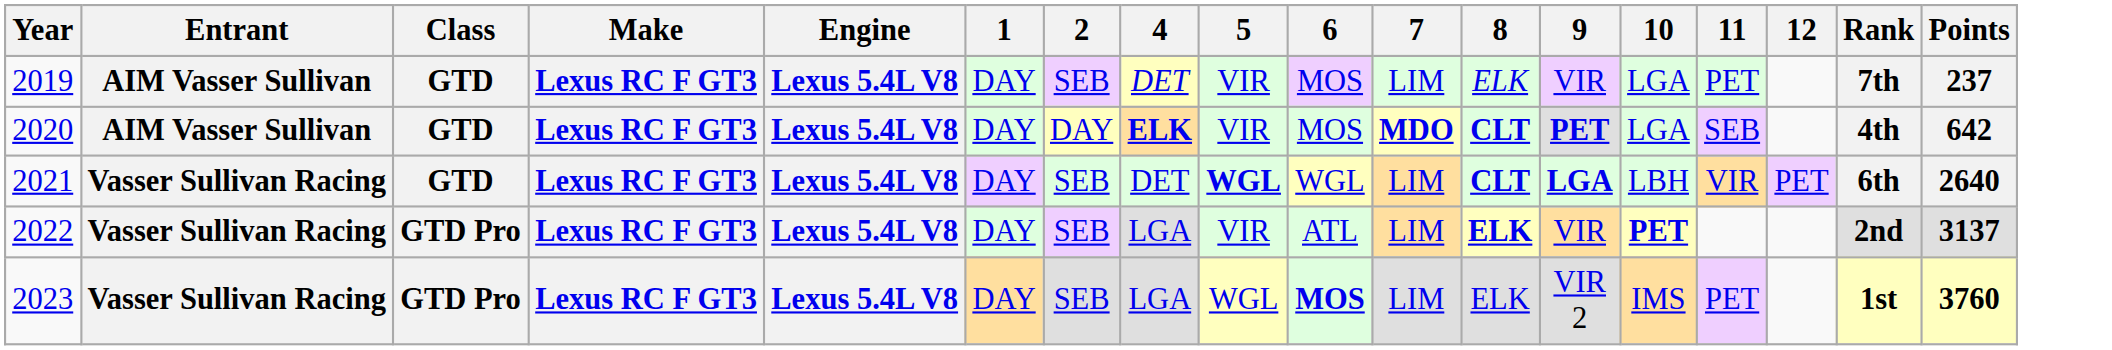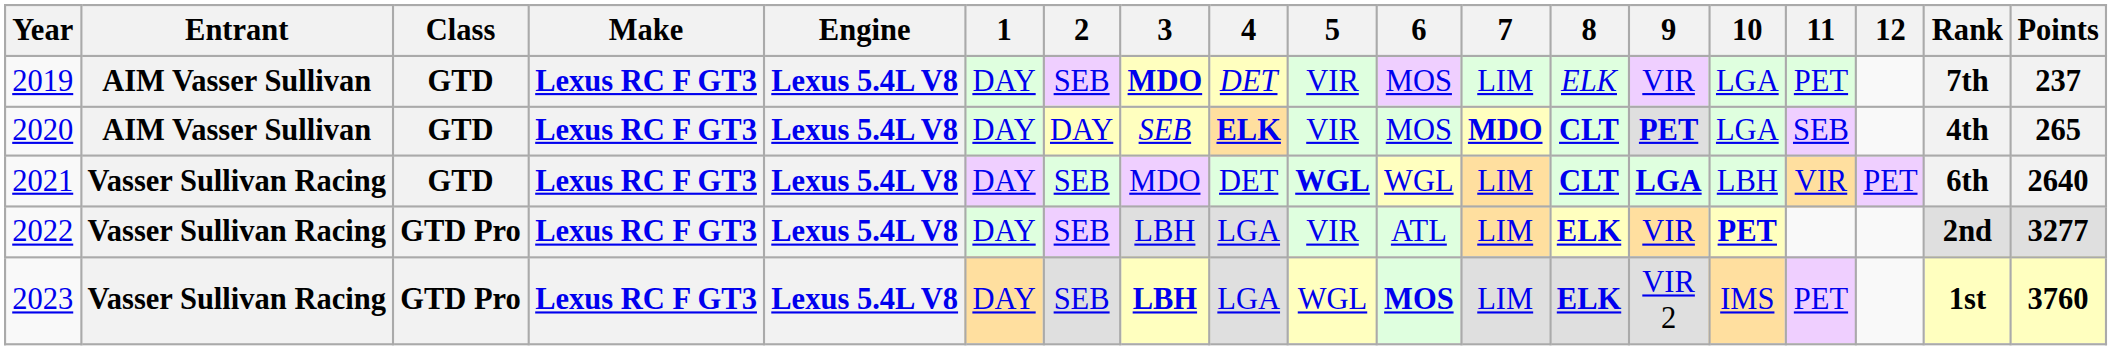+ column: (1165, 30)
(1969, 130) 642 -> (2058, 130) 265
(1969, 231) 3137 -> (2058, 231) 3277
(1500, 299) normal -> (1589, 299) bold
